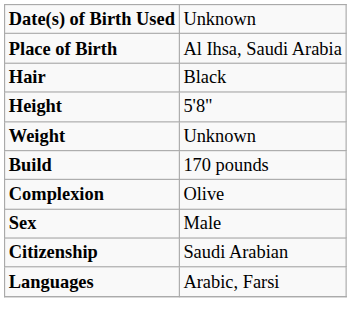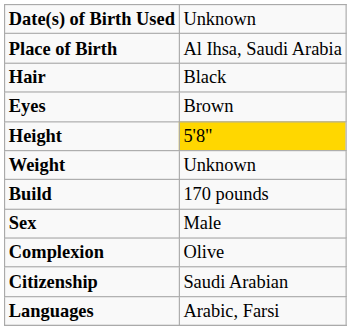+ row: (27, 106)
(198, 106) no background -> (198, 135) gold background
rows swapped: (56, 194) <-> (23, 223)
